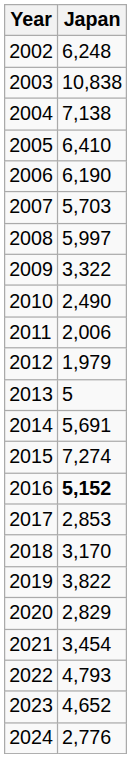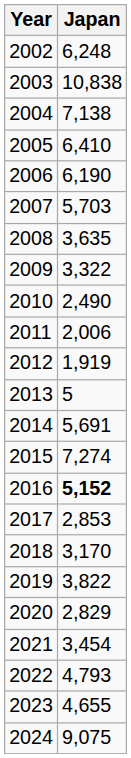(87, 238) 5,997 -> (87, 238) 3,635
(87, 363) 1,979 -> (87, 363) 1,919
(87, 706) 4,652 -> (87, 706) 4,655
(87, 737) 2,776 -> (87, 737) 9,075
